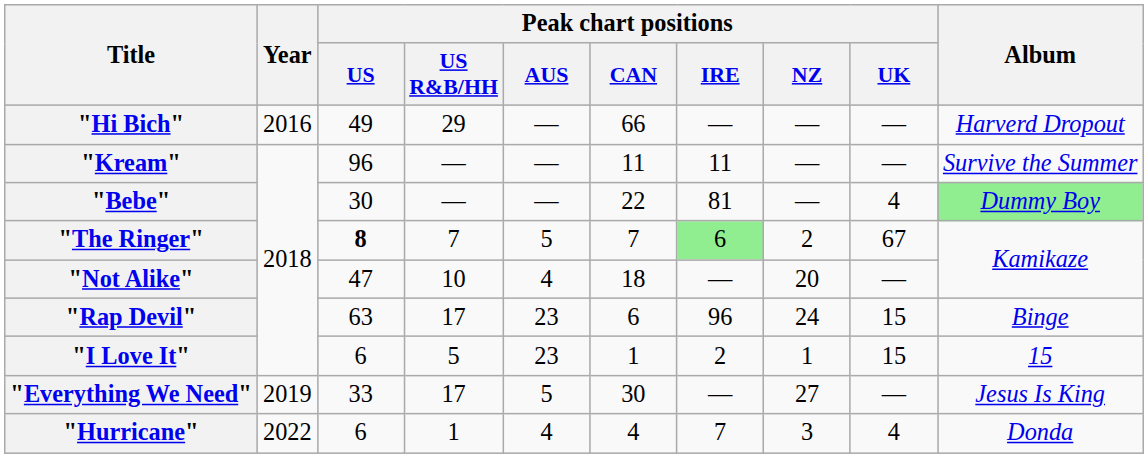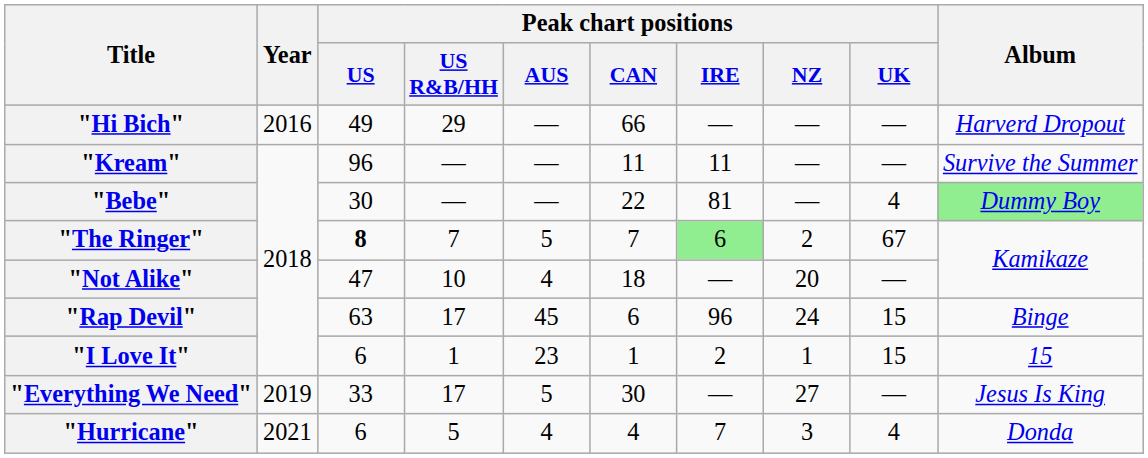(546, 317) 23 -> (546, 317) 45
(454, 355) 5 -> (454, 355) 1
(287, 432) 2022 -> (287, 432) 2021
(454, 432) 1 -> (454, 432) 5
